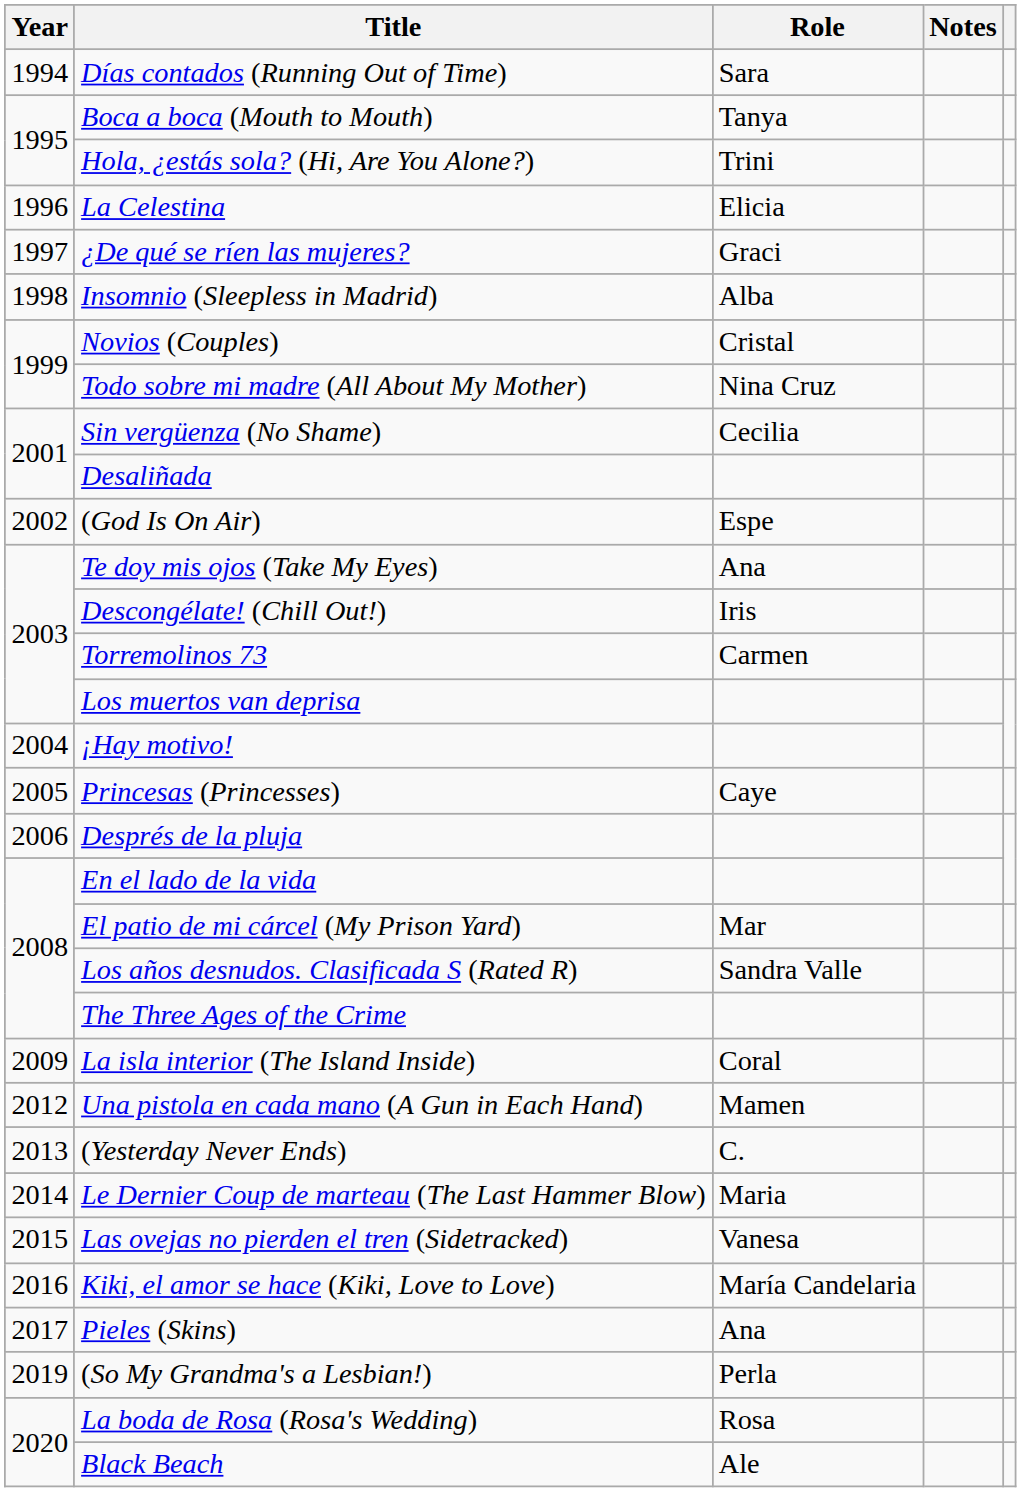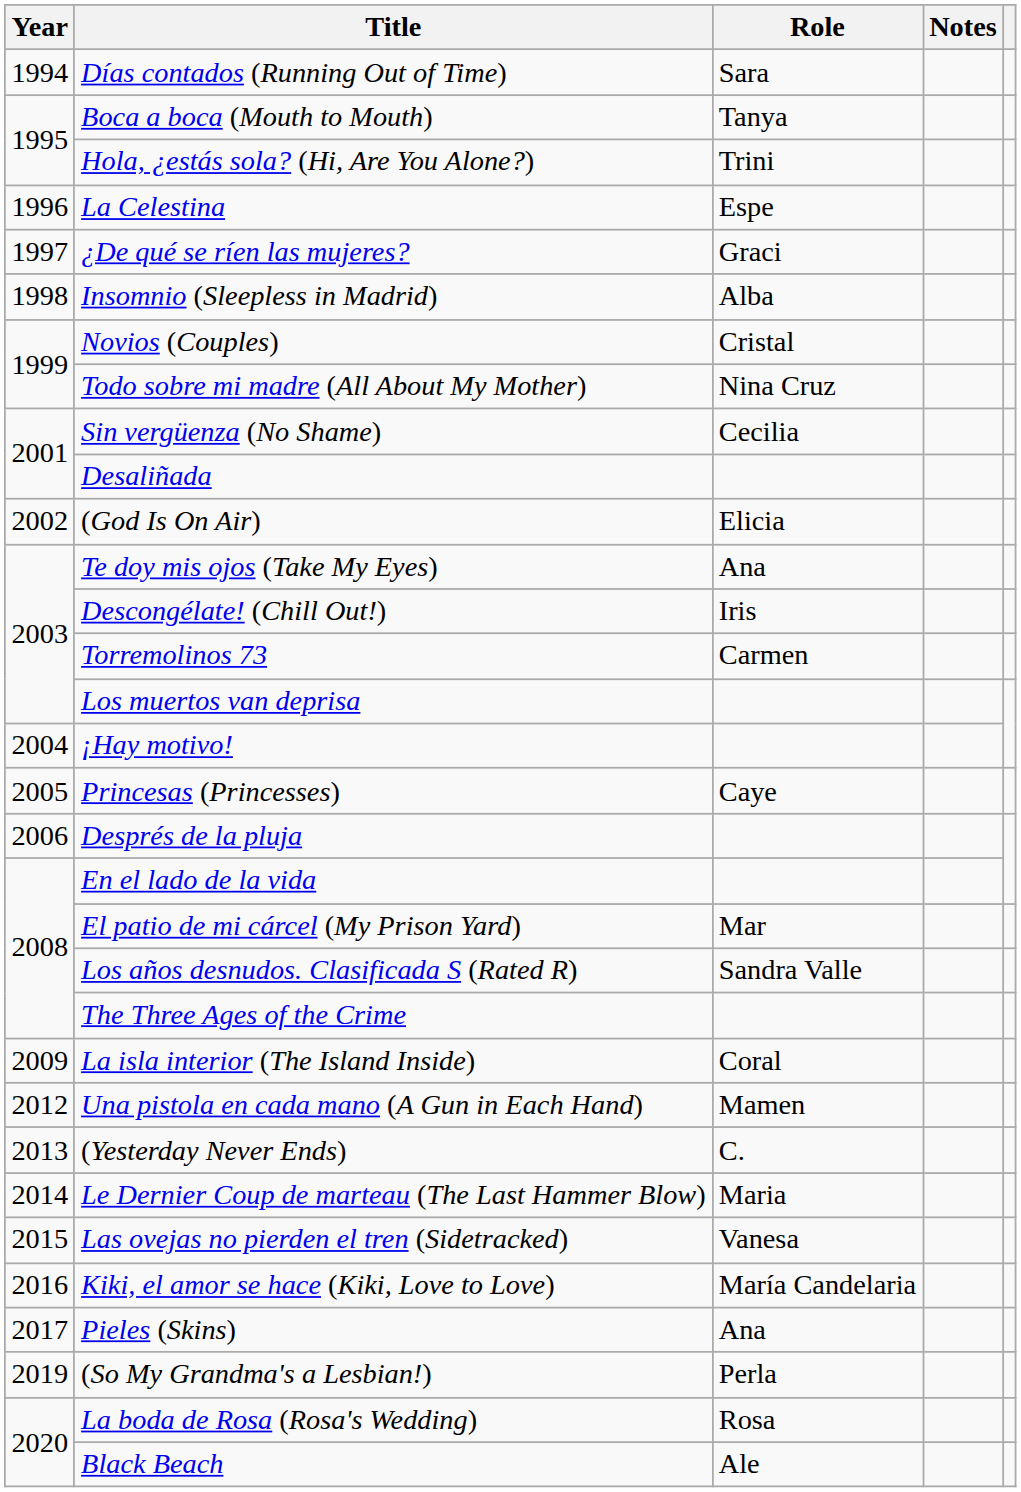(752, 206) Elicia -> (746, 206) Espe
(746, 521) Espe -> (752, 521) Elicia
